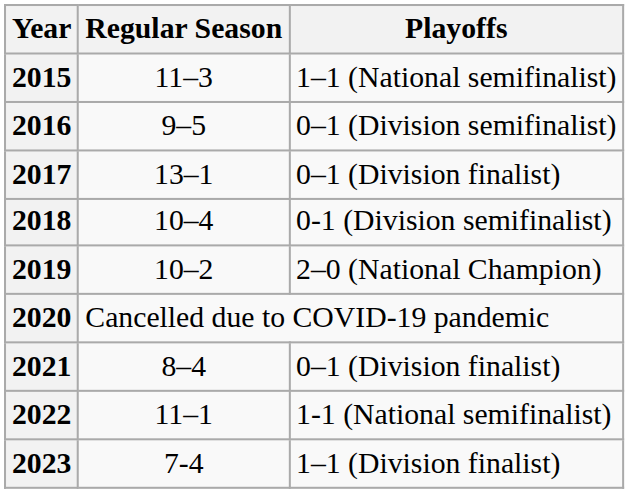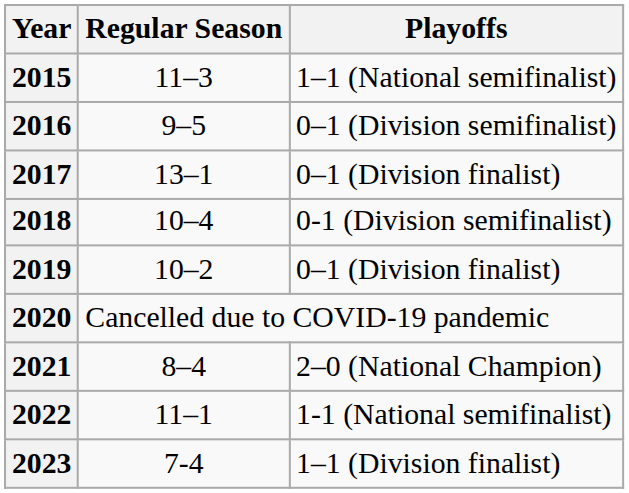(449, 269) 2–0 (National Champion) -> (428, 269) 0–1 (Division finalist)
(428, 365) 0–1 (Division finalist) -> (449, 365) 2–0 (National Champion)
